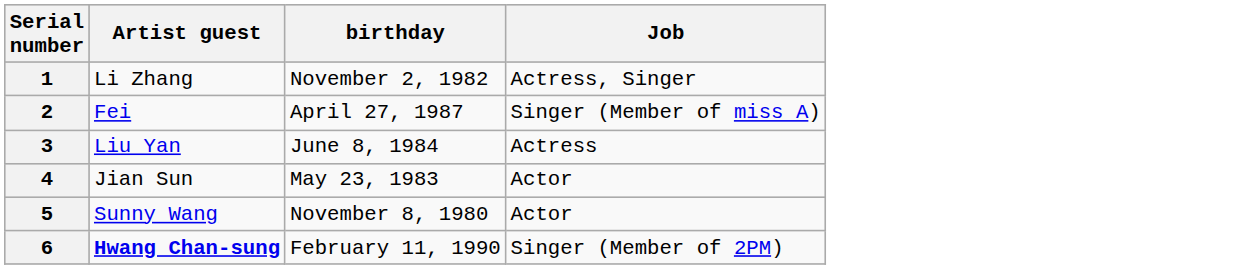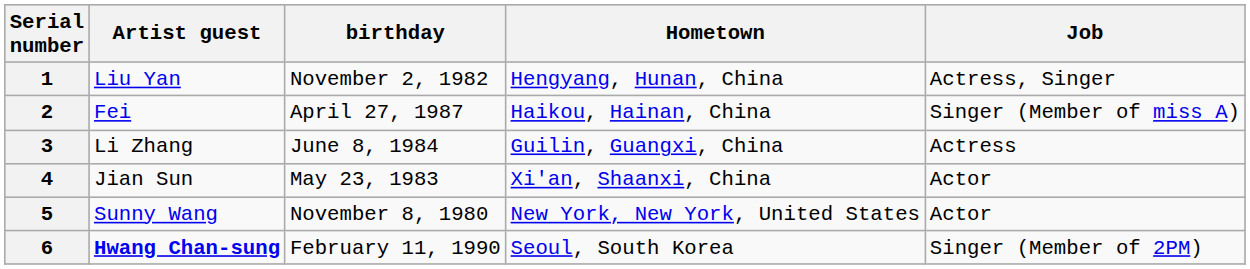+ column: (715, 34)
(144, 79) Li Zhang -> (137, 79) Liu Yan
(137, 147) Liu Yan -> (144, 147) Li Zhang
